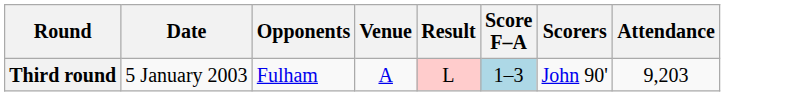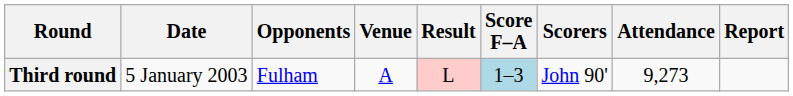+ column: (754, 31)
(666, 74) 9,203 -> (666, 74) 9,273
